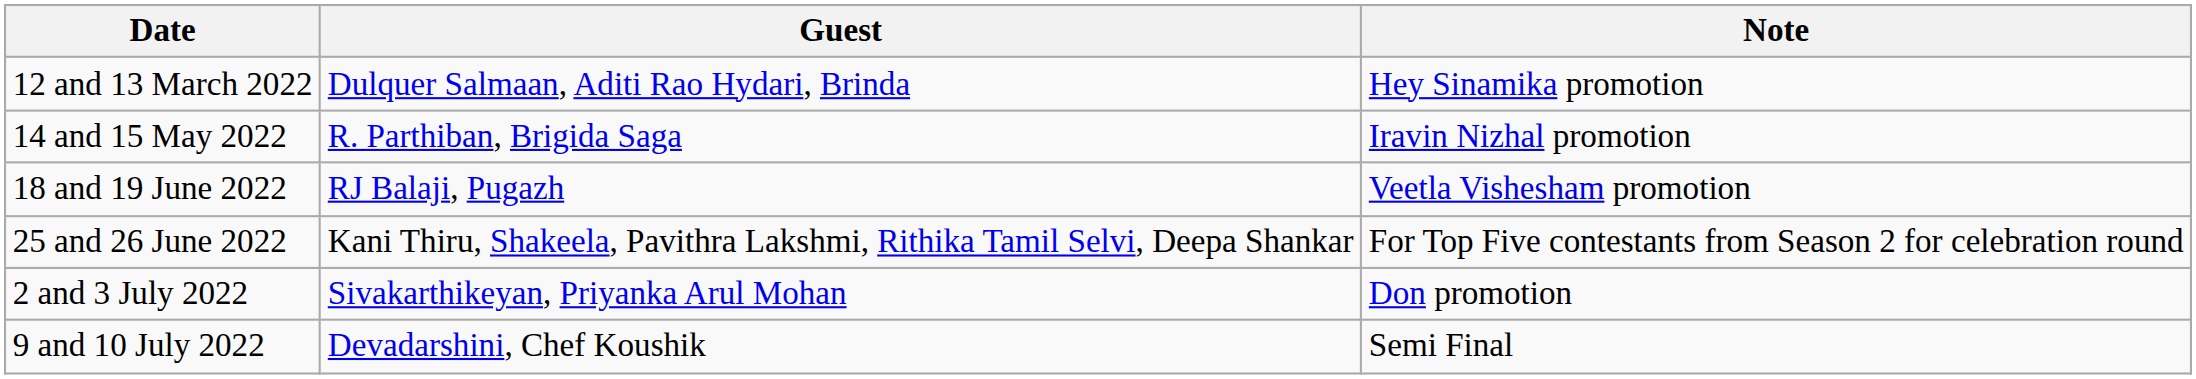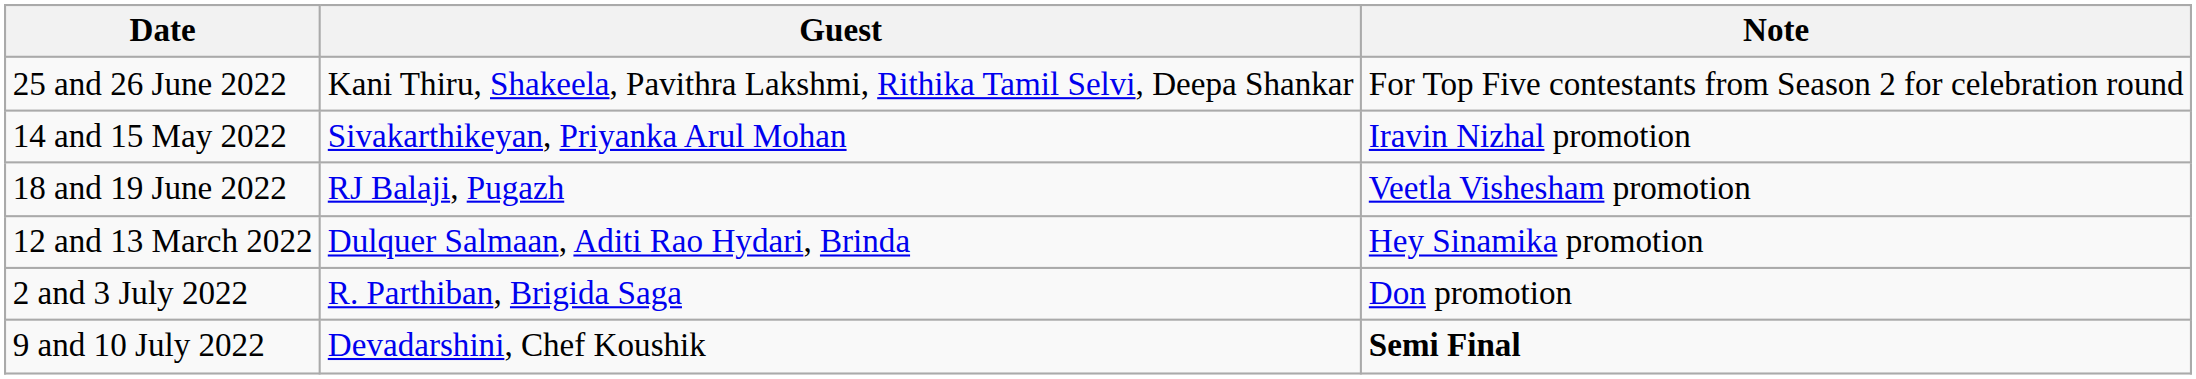rows swapped: (163, 83) <-> (150, 240)
(505, 135) R. Parthiban, Brigida Saga -> (587, 135) Sivakarthikeyan, Priyanka Arul Mohan
(587, 293) Sivakarthikeyan, Priyanka Arul Mohan -> (505, 293) R. Parthiban, Brigida Saga
(1441, 345) normal -> (1445, 345) bold
